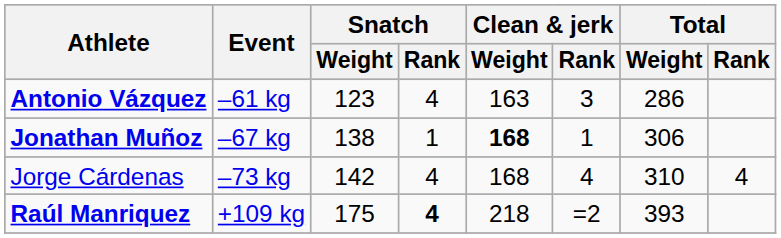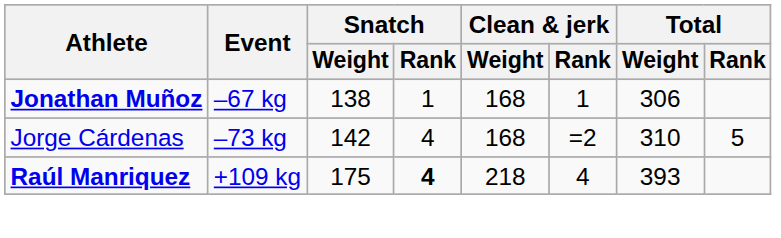- row: (109, 99)
(509, 138) bold -> (505, 99) normal
(587, 176) 4 -> (583, 138) =2
(742, 176) 4 -> (738, 138) 5
(587, 215) =2 -> (583, 176) 4
